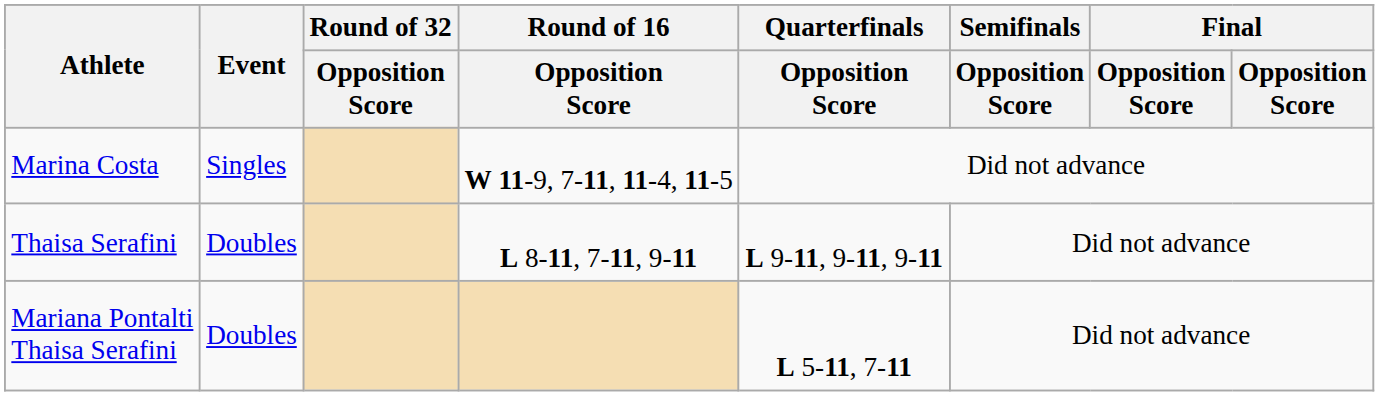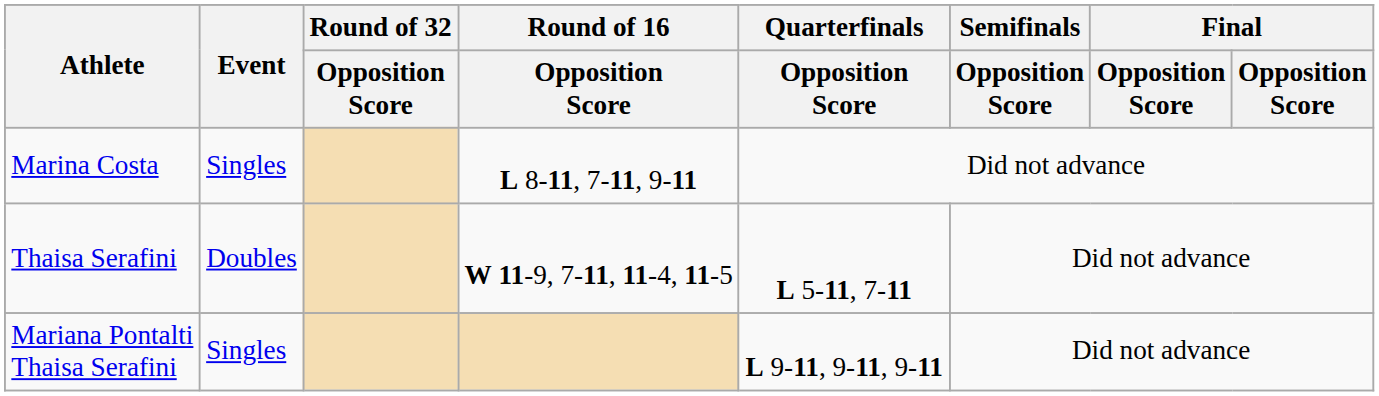(599, 181) W 11-9, 7-11, 11-4, 11-5 -> (599, 181) L 8-11, 7-11, 9-11
(599, 258) L 8-11, 7-11, 9-11 -> (599, 274) W 11-9, 7-11, 11-4, 11-5
(844, 258) L 9-11, 9-11, 9-11 -> (844, 290) L 5-11, 7-11
(251, 335) Doubles -> (246, 351) Singles
(844, 367) L 5-11, 7-11 -> (844, 367) L 9-11, 9-11, 9-11
